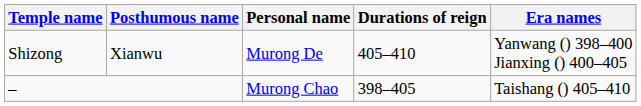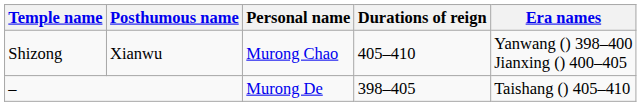(285, 52) Murong De -> (292, 52) Murong Chao
(292, 88) Murong Chao -> (285, 88) Murong De
